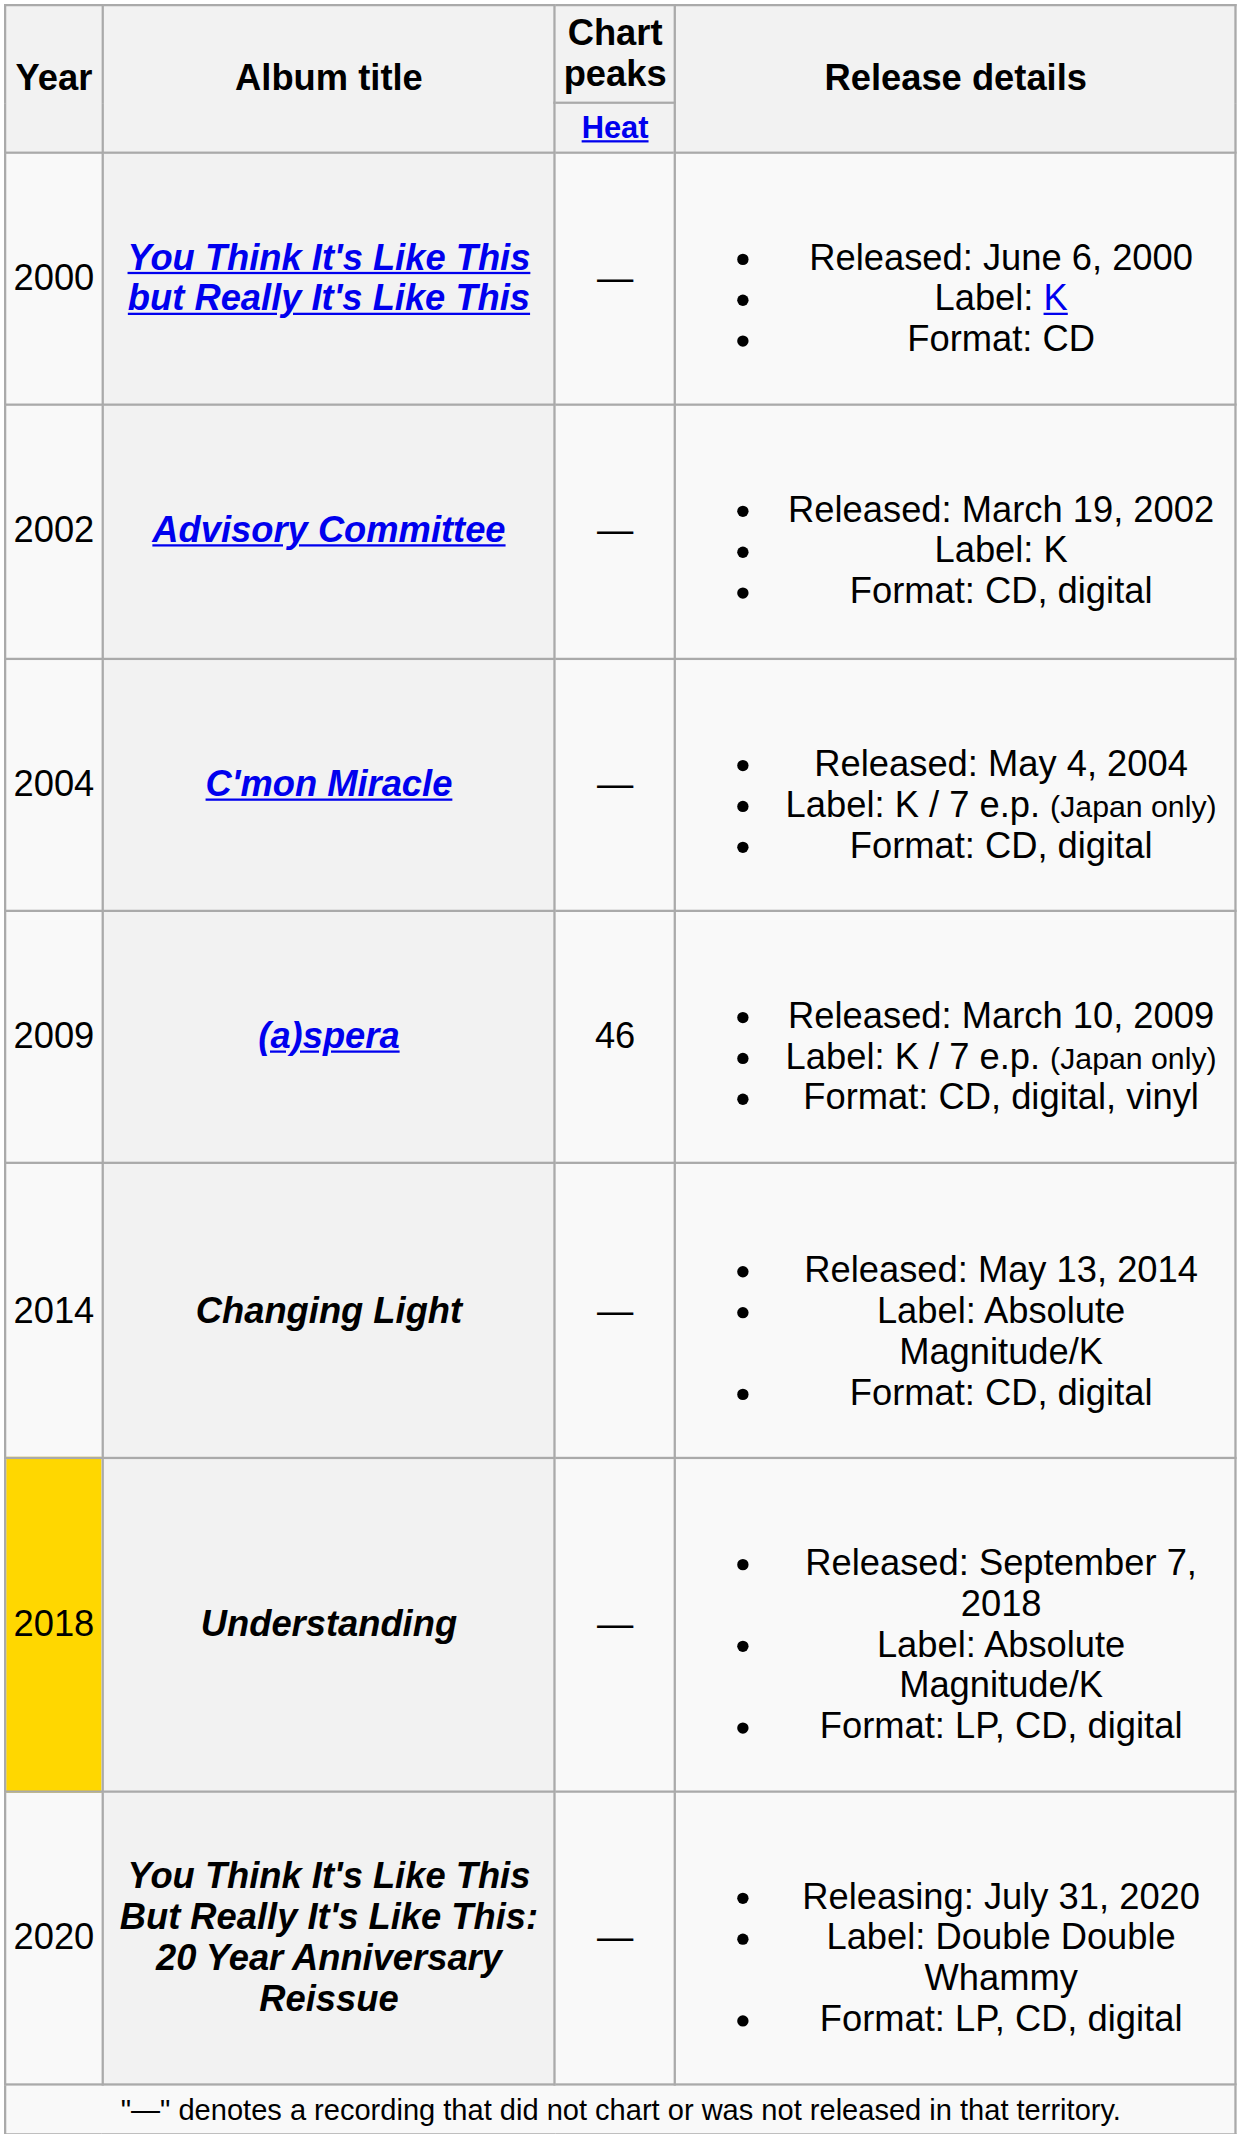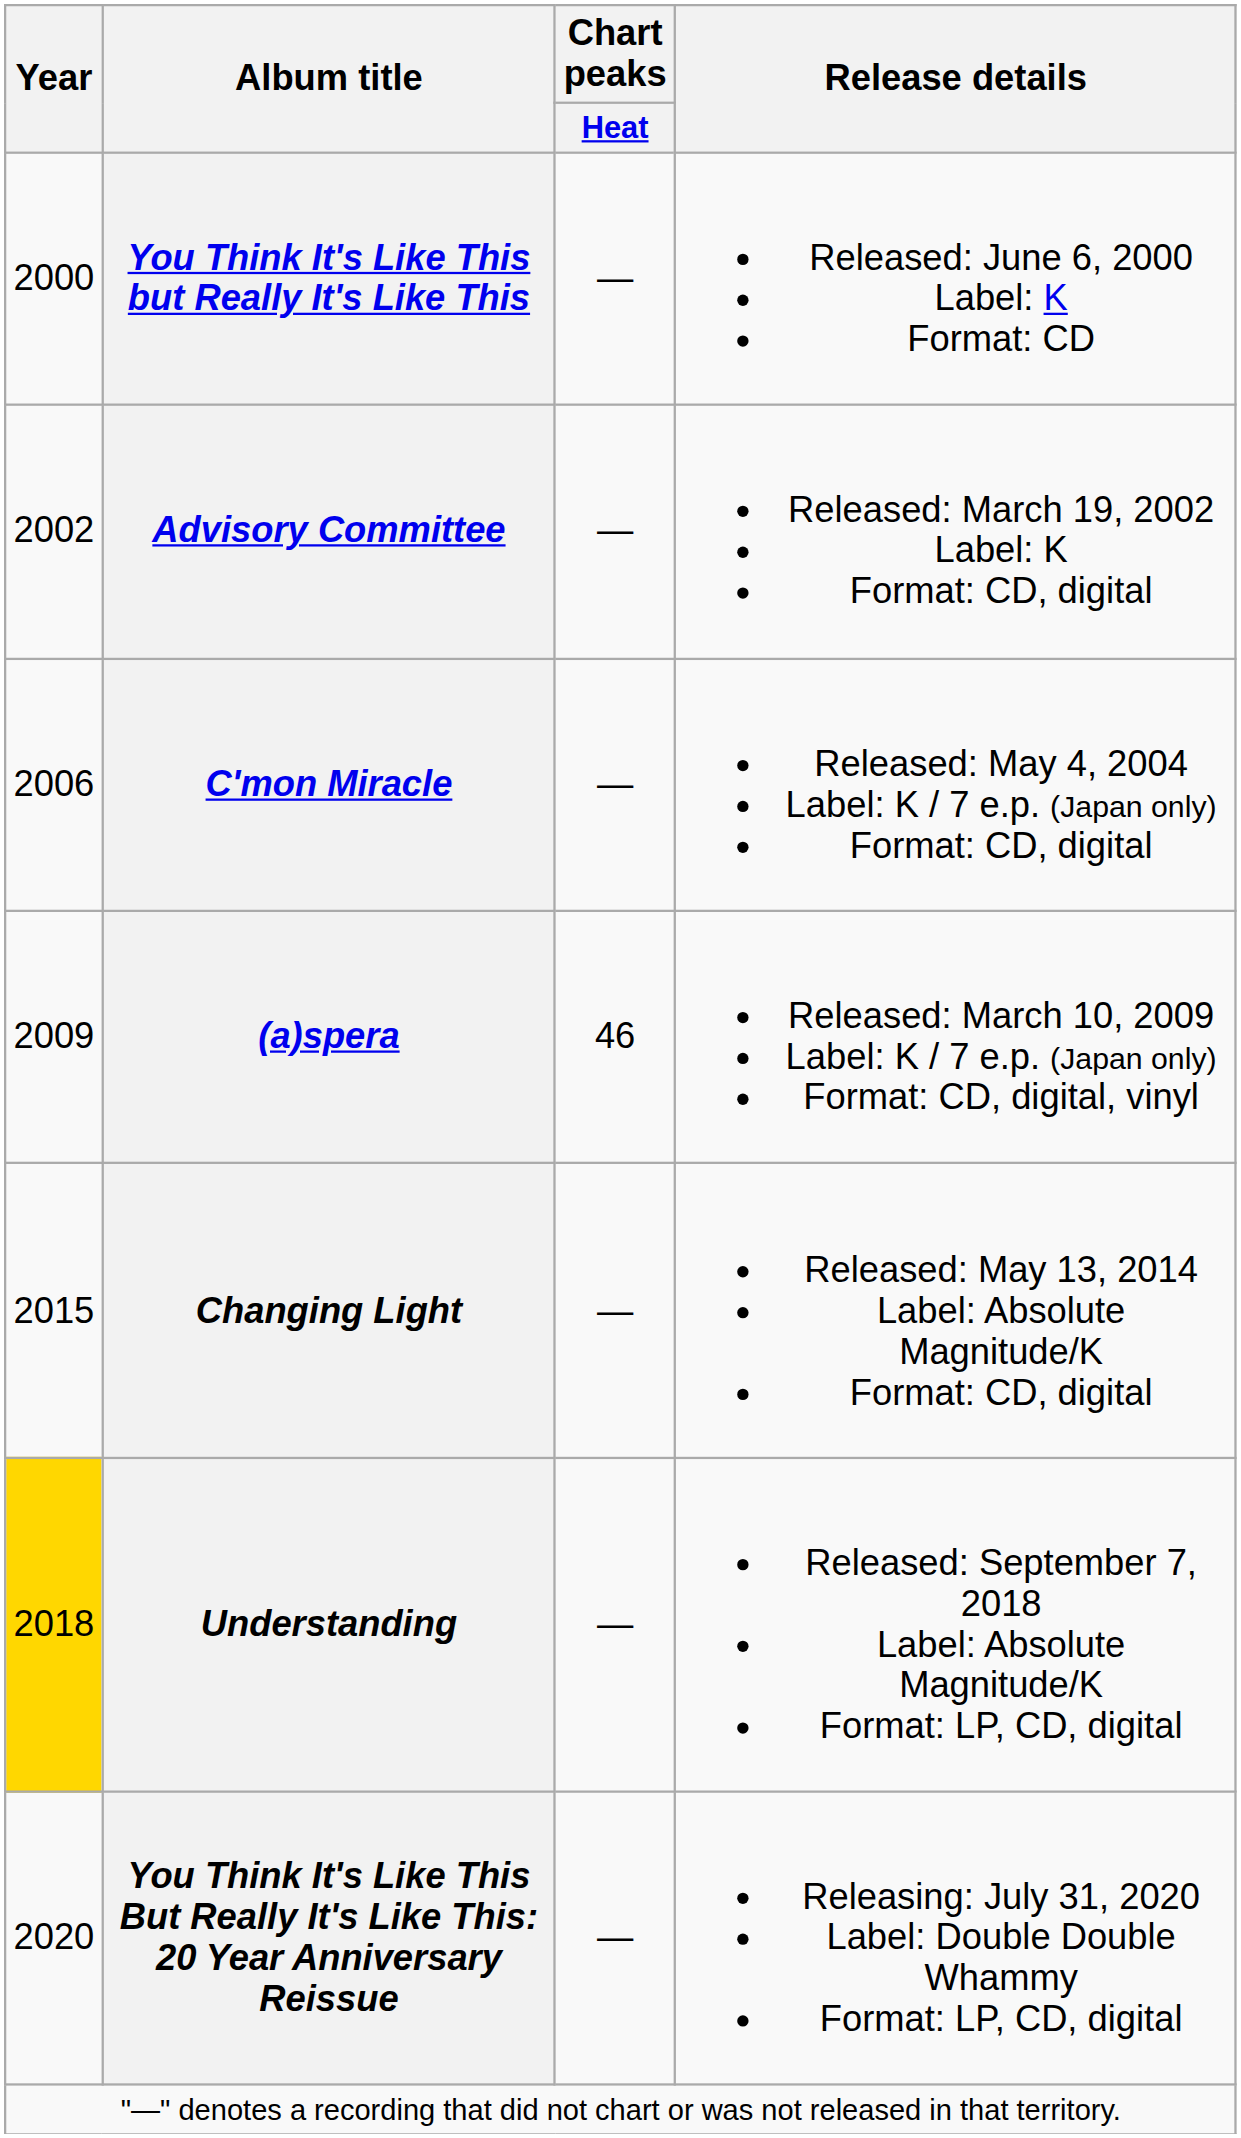(54, 783) 2004 -> (54, 783) 2006
(54, 1309) 2014 -> (54, 1309) 2015
